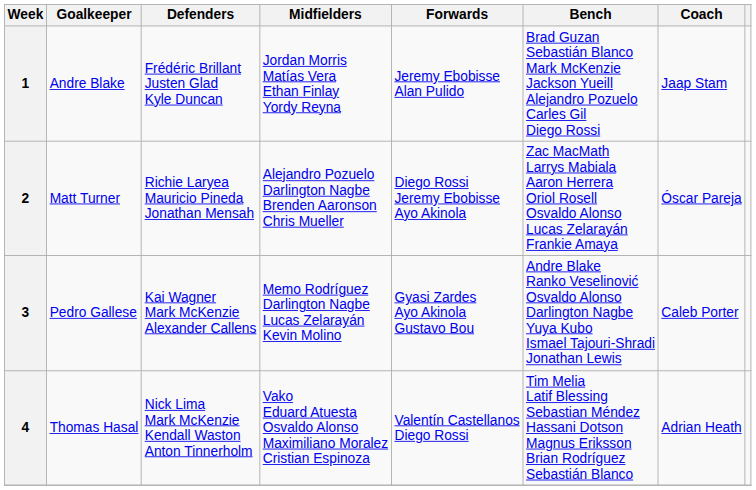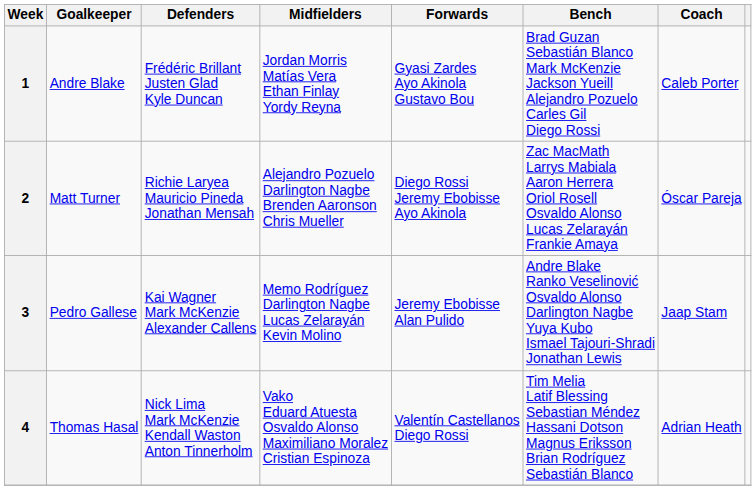(447, 83) Jeremy Ebobisse Alan Pulido -> (435, 83) Gyasi Zardes Ayo Akinola Gustavo Bou
(694, 83) Jaap Stam -> (700, 83) Caleb Porter
(435, 313) Gyasi Zardes Ayo Akinola Gustavo Bou -> (447, 313) Jeremy Ebobisse Alan Pulido
(700, 313) Caleb Porter -> (694, 313) Jaap Stam
